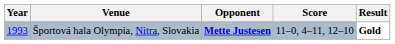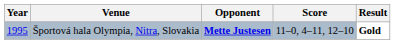(17, 30) 1993 -> (17, 30) 1995
